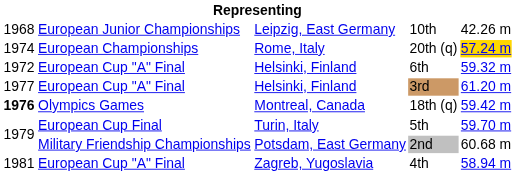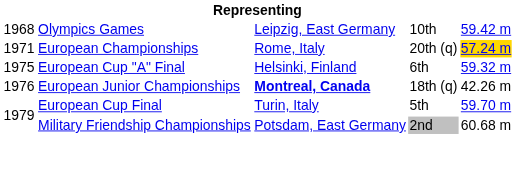(139, 29) European Junior Championships -> (91, 29) Olympics Games
(486, 29) 42.26 m -> (486, 29) 59.42 m
(19, 48) 1974 -> (19, 48) 1971
(19, 67) 1972 -> (19, 67) 1975
- row: (419, 87)
(19, 106) bold -> (19, 87) normal
(91, 106) Olympics Games -> (139, 87) European Junior Championships
(310, 106) normal -> (312, 87) bold
(486, 106) 59.42 m -> (486, 87) 42.26 m
- row: (419, 163)
